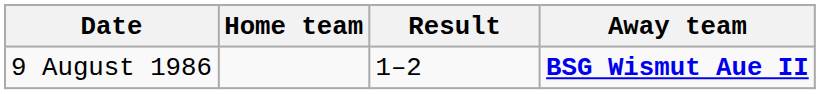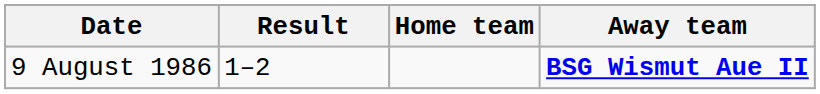columns swapped: (294, 26) <-> (455, 26)
